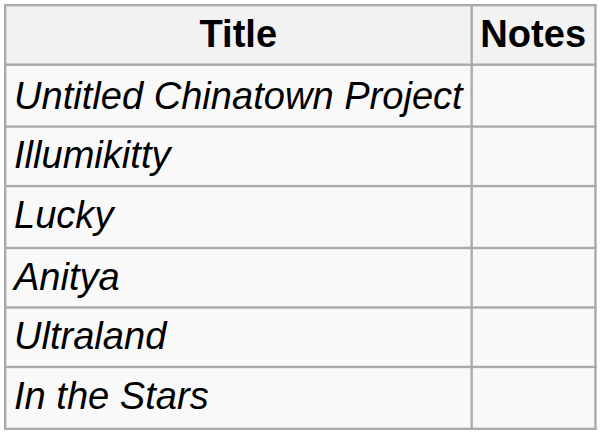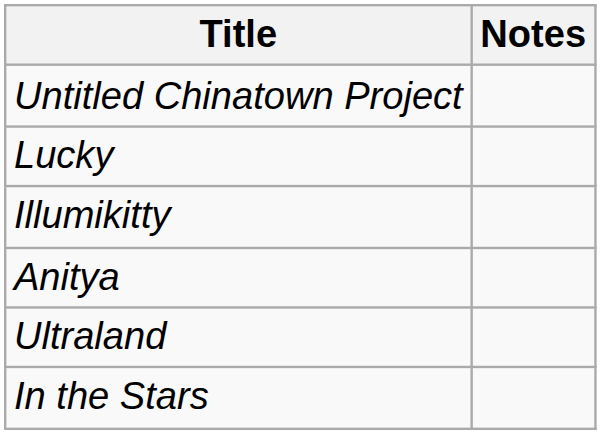rows swapped: (92, 155) <-> (64, 215)
